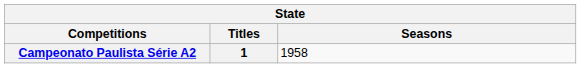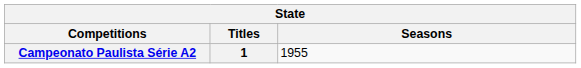(294, 53) 1958 -> (294, 53) 1955
